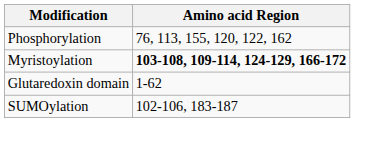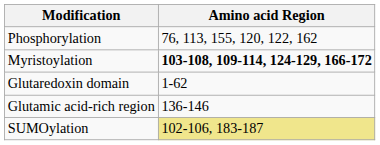+ row: (81, 106)
(187, 106) no background -> (212, 128) khaki background
